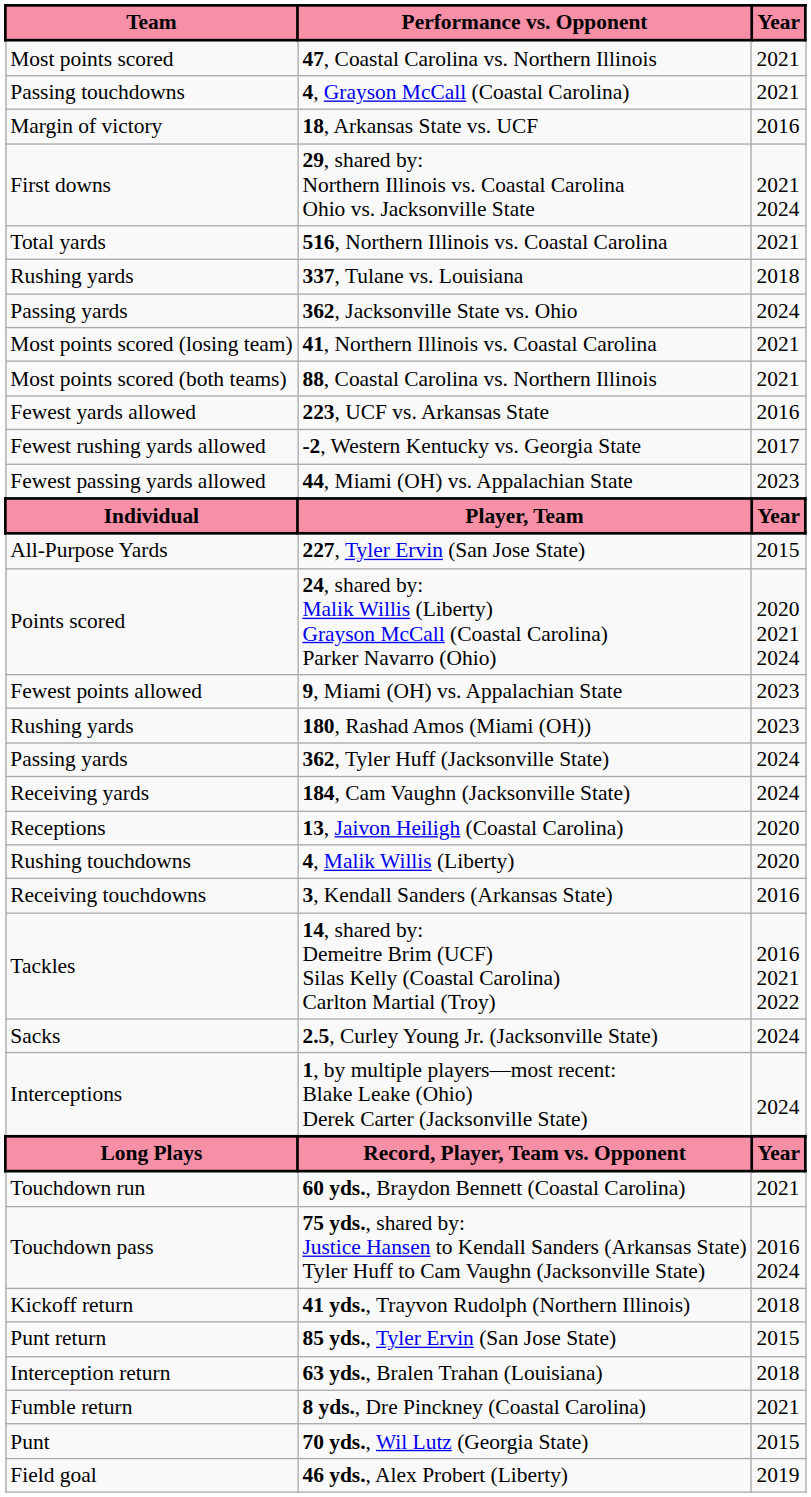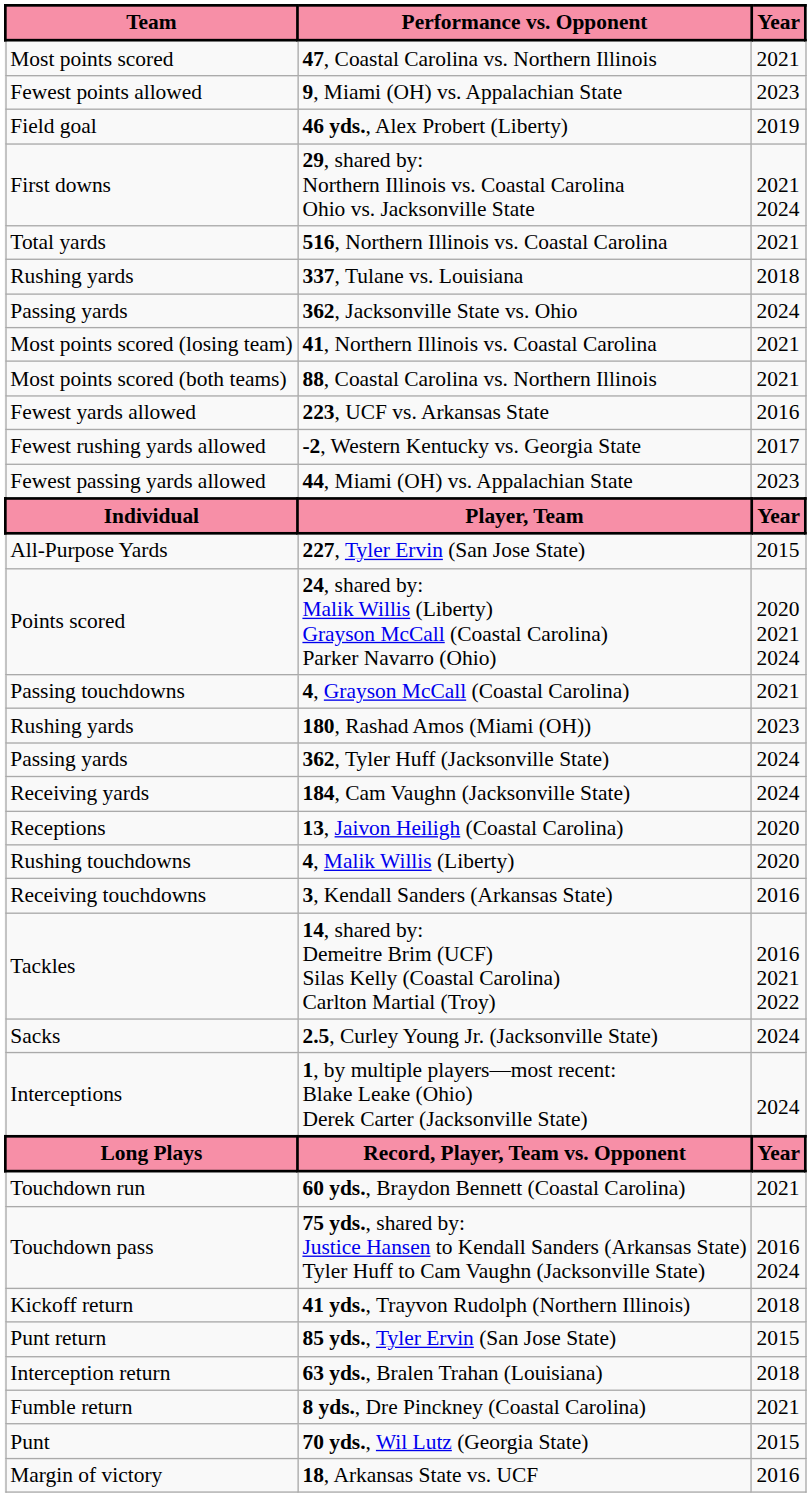rows swapped: (462, 691) <-> (466, 92)
rows swapped: (420, 126) <-> (435, 1475)
